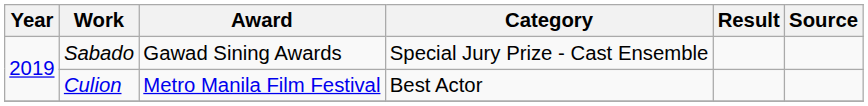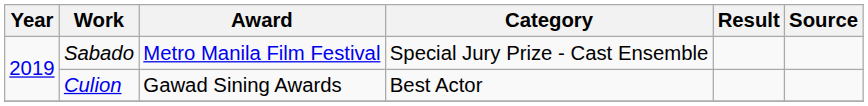(243, 52) Gawad Sining Awards -> (262, 52) Metro Manila Film Festival
(262, 85) Metro Manila Film Festival -> (243, 85) Gawad Sining Awards
